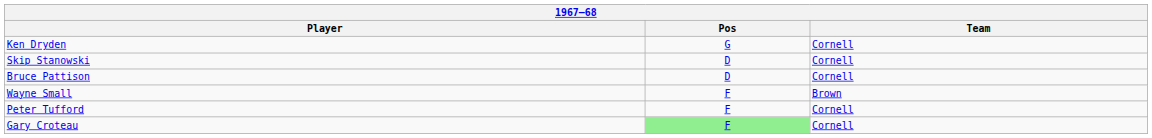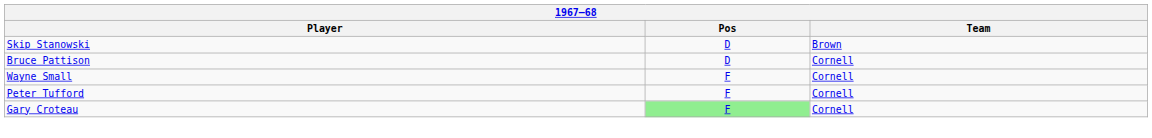- row: (36, 45)
(833, 61) Cornell -> (827, 45) Brown
(827, 93) Brown -> (833, 77) Cornell
